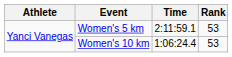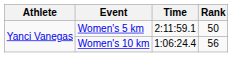(213, 29) 53 -> (213, 29) 50
(213, 45) 53 -> (213, 45) 56
